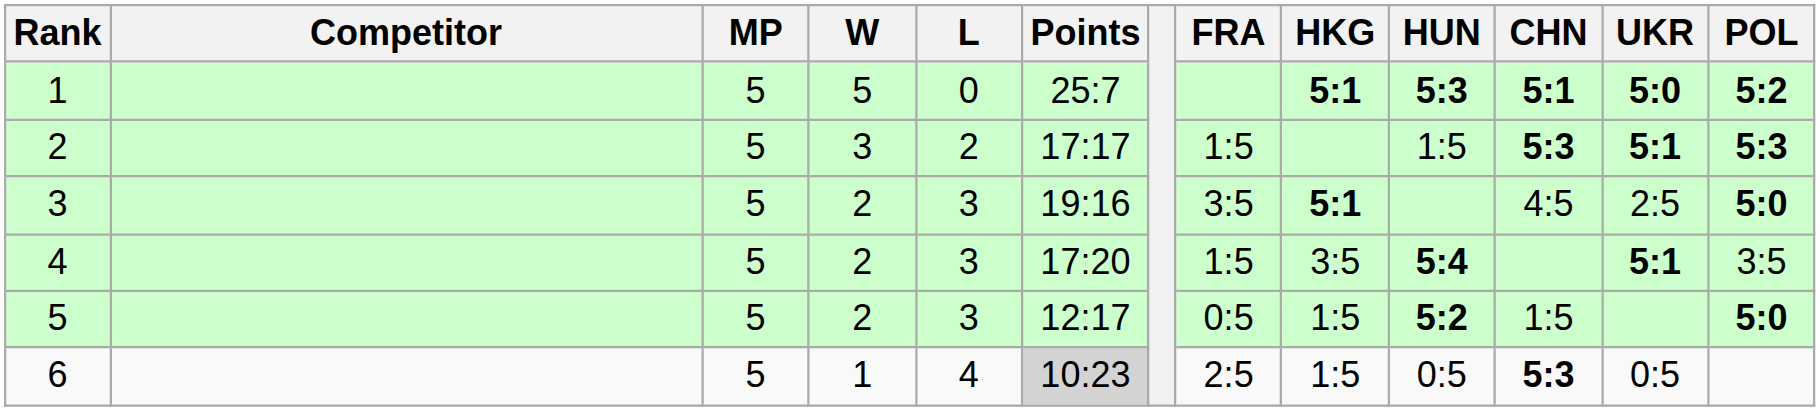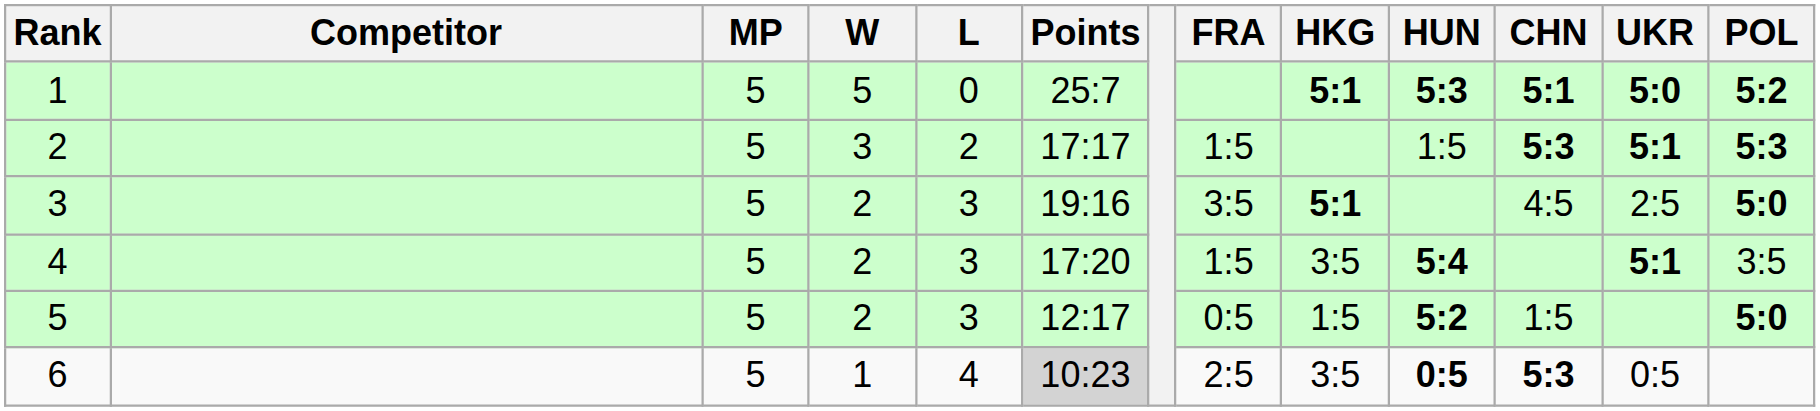(1335, 375) 1:5 -> (1335, 375) 3:5
(1442, 375) normal -> (1442, 375) bold
